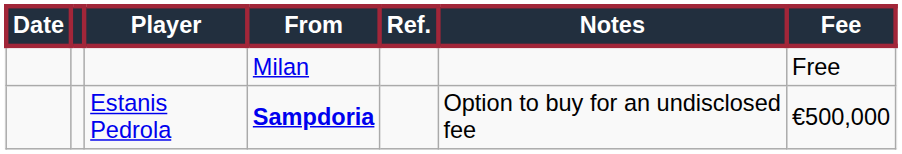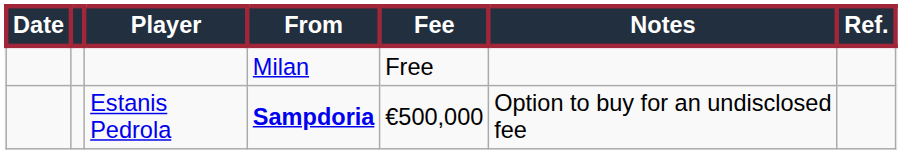columns swapped: (841, 26) <-> (409, 26)
